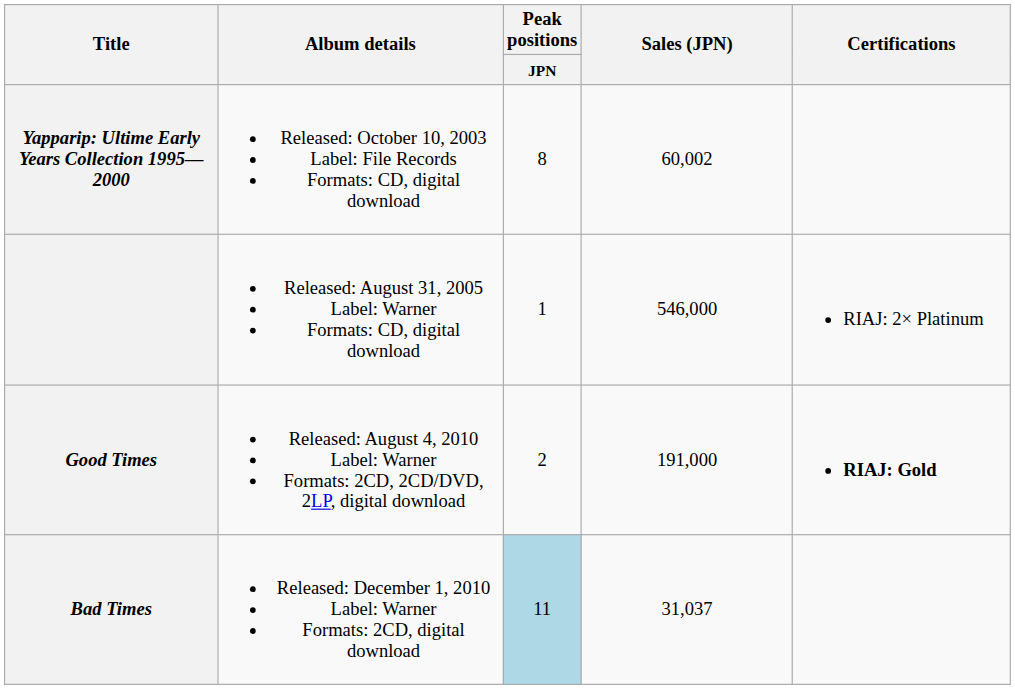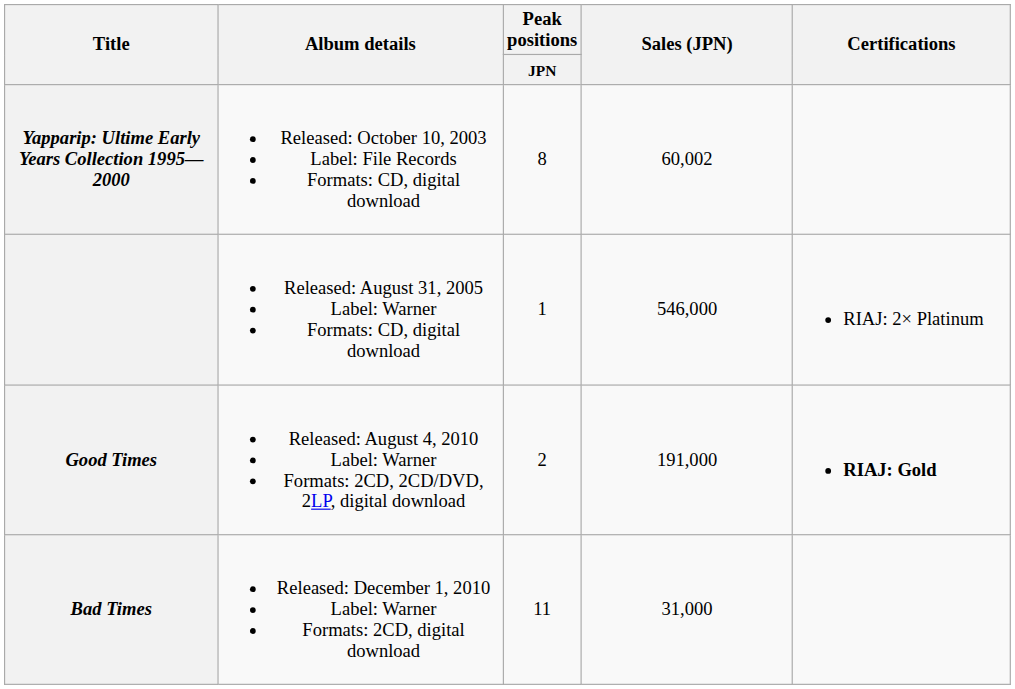(542, 609) lightblue background -> (542, 609) no background
(687, 609) 31,037 -> (687, 609) 31,000
